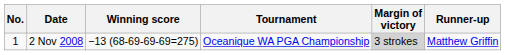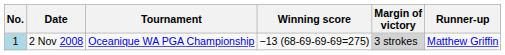columns swapped: (286, 19) <-> (143, 19)
(15, 42) no background -> (15, 42) lightblue background
